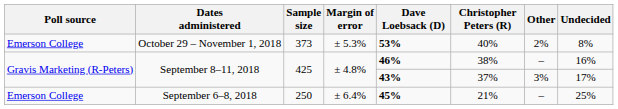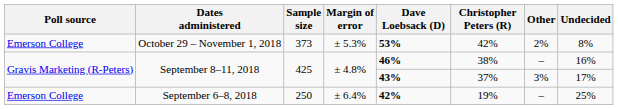(488, 43) 40% -> (488, 43) 42%
(390, 95) 45% -> (390, 95) 42%
(488, 95) 21% -> (488, 95) 19%
